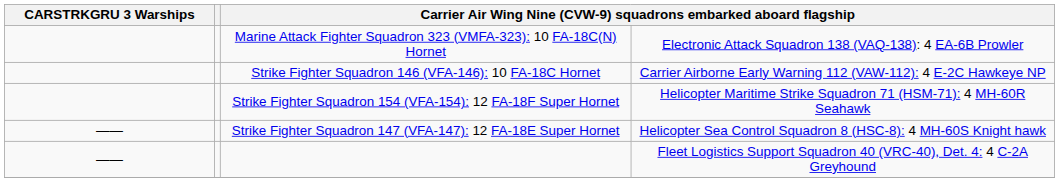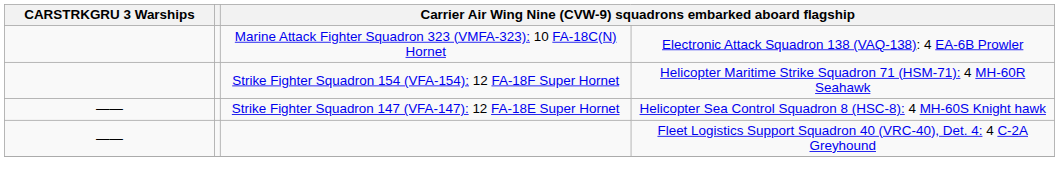- row: (426, 72)
